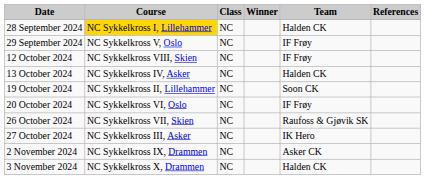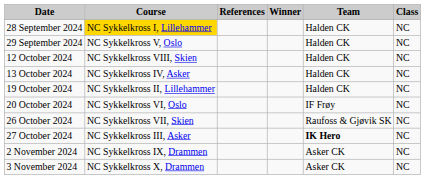columns swapped: (231, 12) <-> (396, 12)
(297, 43) IF Frøy -> (328, 43) Halden CK
(297, 58) IF Frøy -> (328, 58) Halden CK
(300, 89) Soon CK -> (328, 89) Halden CK
(299, 136) normal -> (323, 136) bold
(305, 167) Halden CK -> (325, 167) Asker CK
